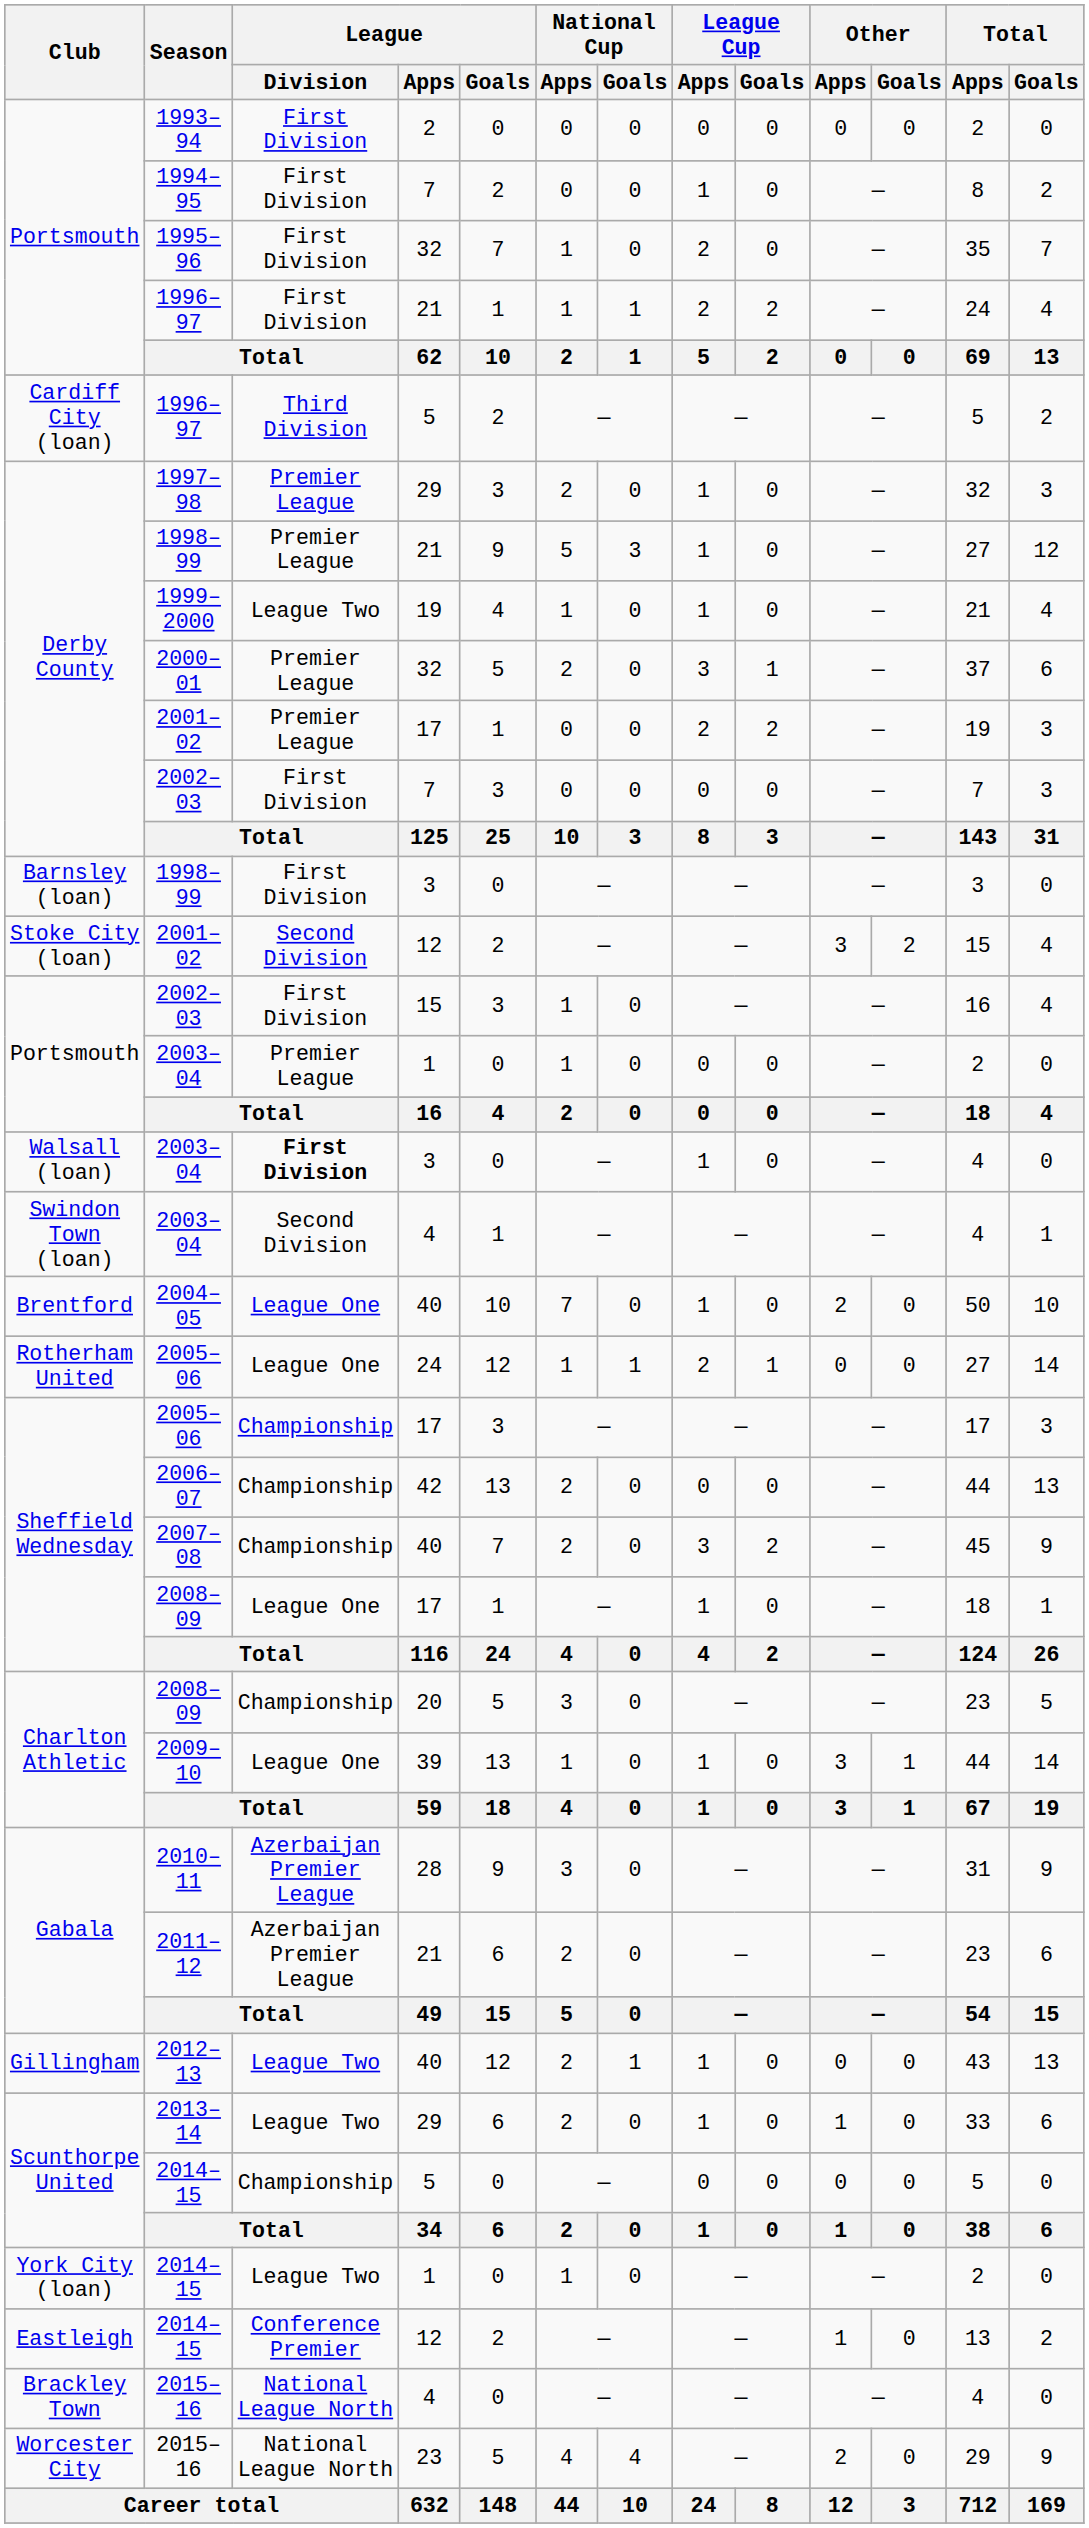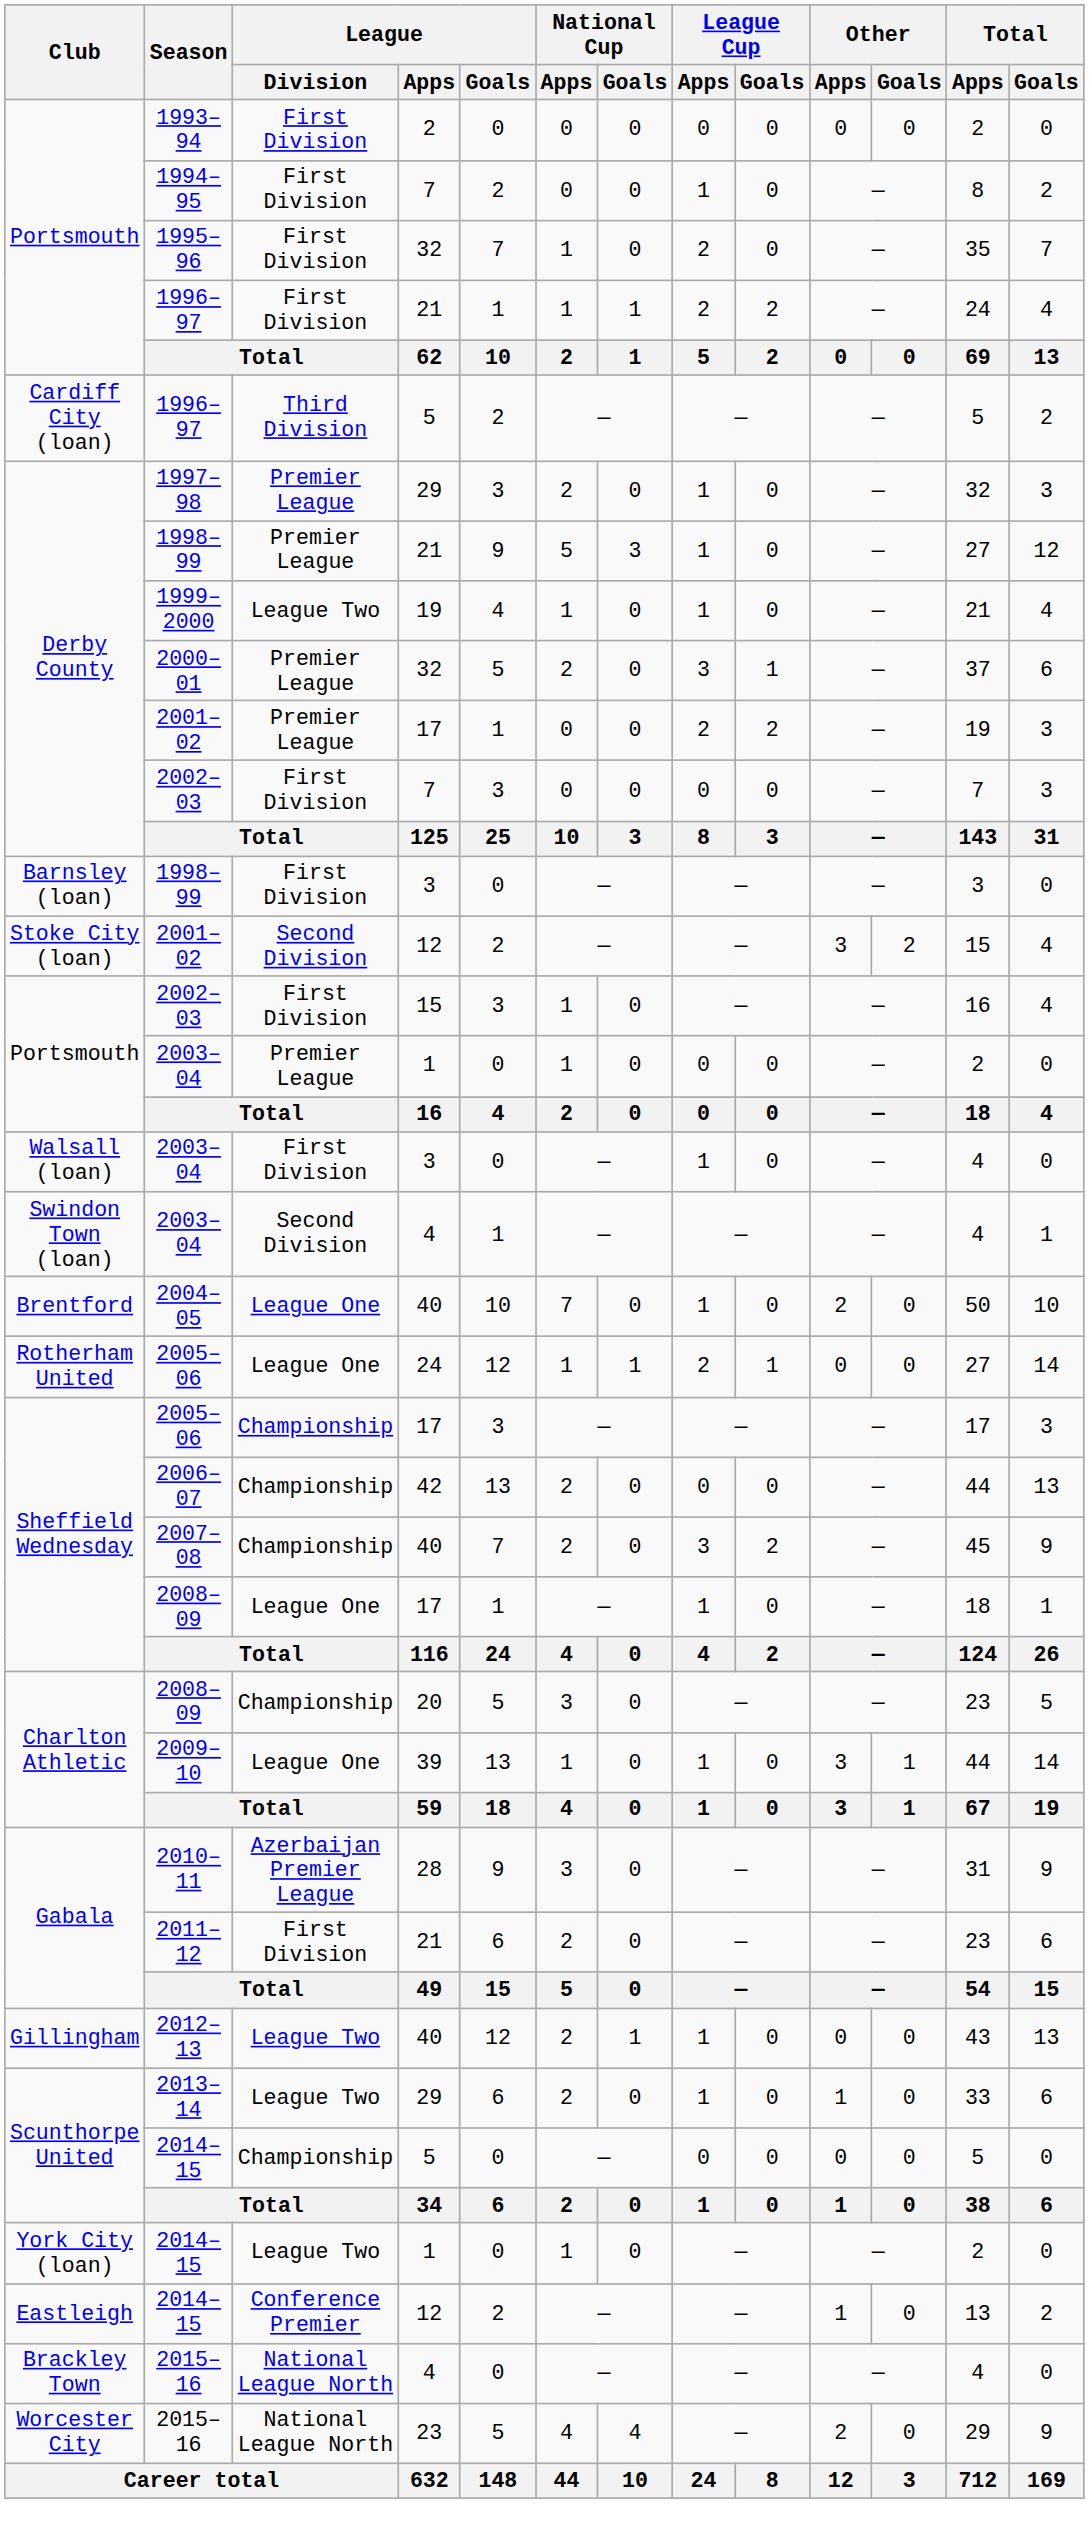(315, 1162) bold -> (315, 1162) normal
(315, 1955) Azerbaijan Premier League -> (315, 1943) First Division
